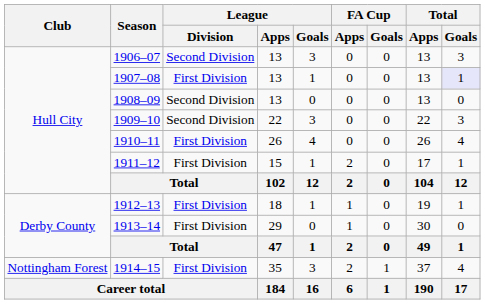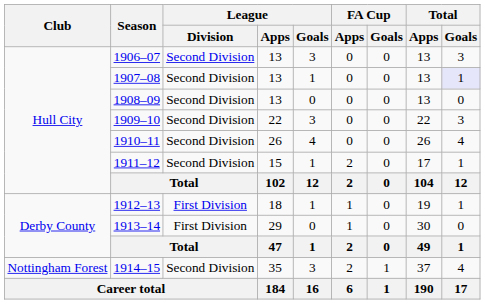(210, 78) First Division -> (210, 78) Second Division
(210, 141) First Division -> (210, 141) Second Division
(210, 162) First Division -> (210, 162) Second Division
(210, 267) First Division -> (210, 267) Second Division
